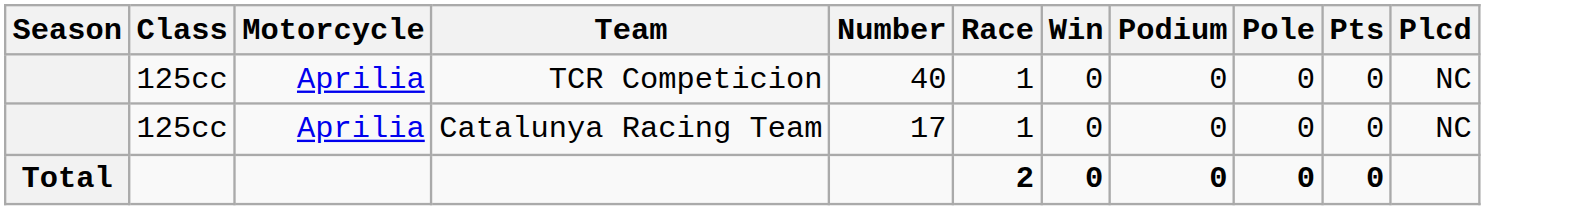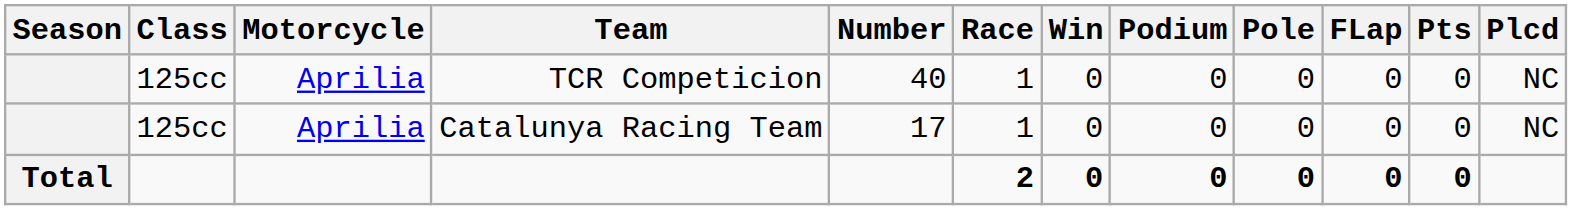+ column: (1366, 30)
